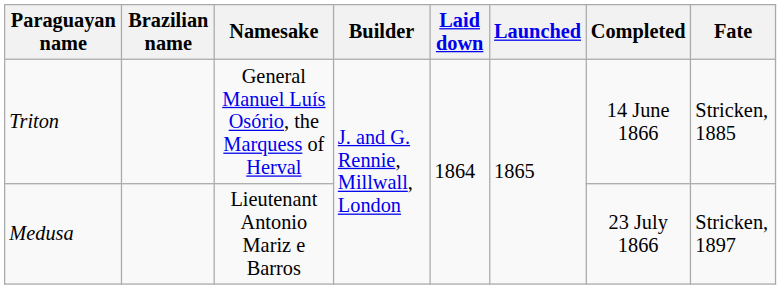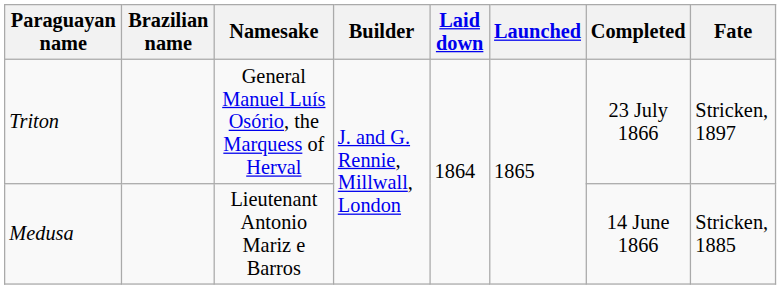(638, 121) 14 June 1866 -> (638, 121) 23 July 1866
(732, 121) Stricken, 1885 -> (732, 121) Stricken, 1897
(638, 233) 23 July 1866 -> (638, 233) 14 June 1866
(732, 233) Stricken, 1897 -> (732, 233) Stricken, 1885
